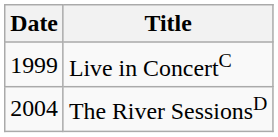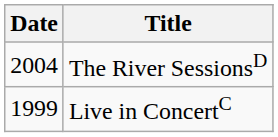rows swapped: (150, 64) <-> (168, 108)
